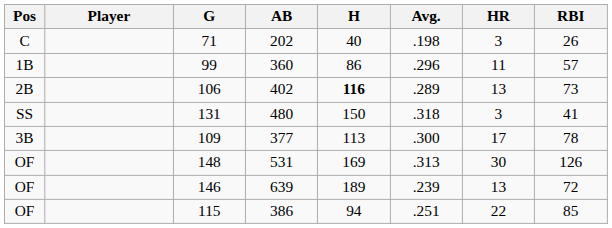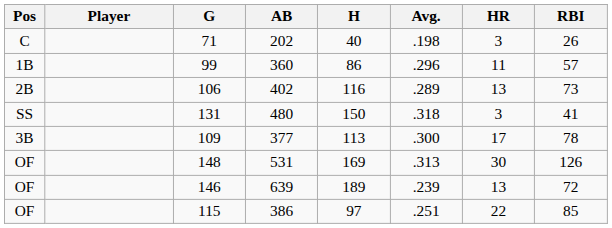(354, 89) bold -> (354, 89) normal
(354, 211) 94 -> (354, 211) 97
